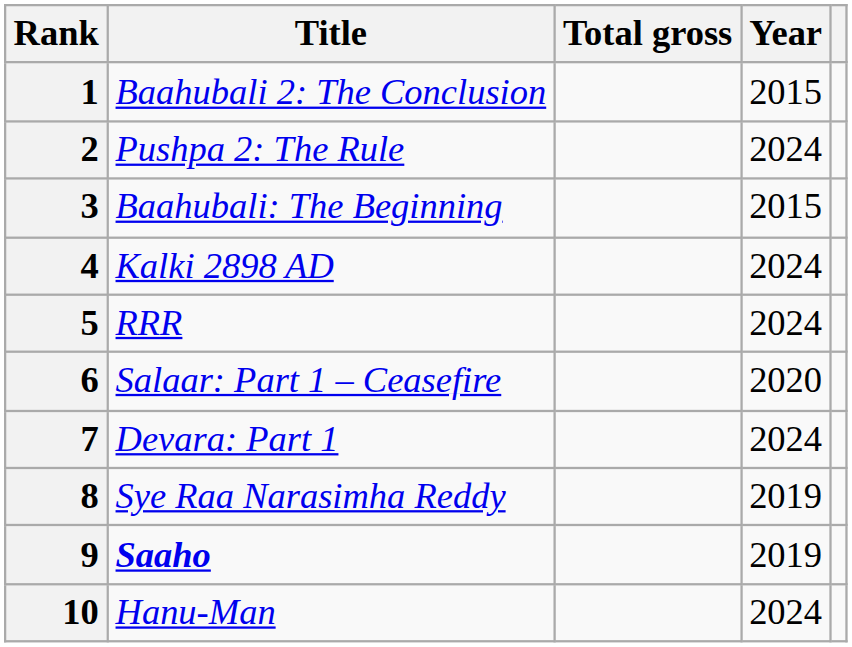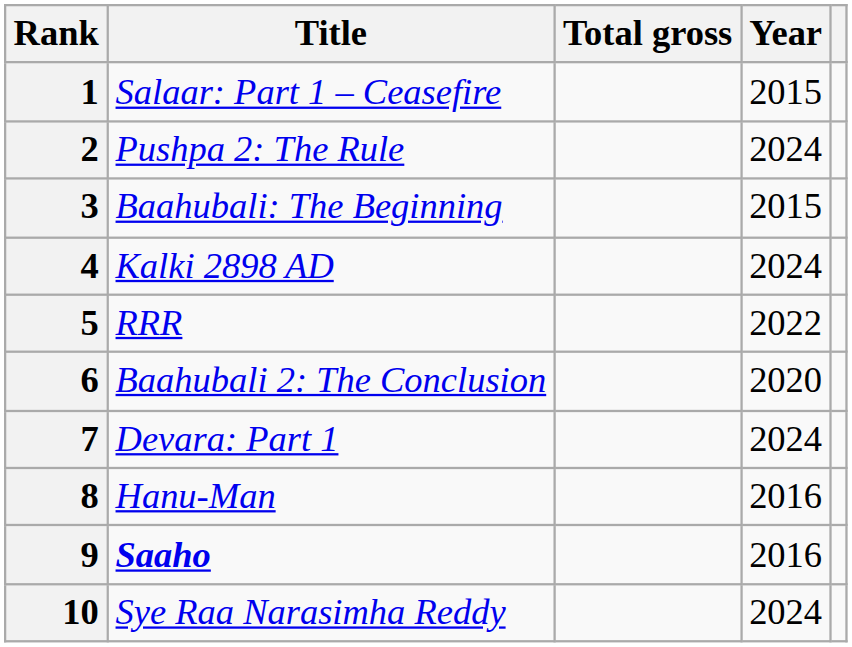(331, 91) Baahubali 2: The Conclusion -> (308, 91) Salaar: Part 1 – Ceasefire
(786, 322) 2024 -> (786, 322) 2022
(308, 380) Salaar: Part 1 – Ceasefire -> (331, 380) Baahubali 2: The Conclusion
(311, 496) Sye Raa Narasimha Reddy -> (196, 496) Hanu-Man
(786, 496) 2019 -> (786, 496) 2016
(786, 554) 2019 -> (786, 554) 2016
(196, 611) Hanu-Man -> (311, 611) Sye Raa Narasimha Reddy
